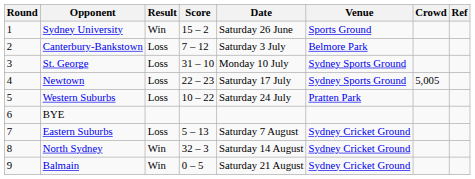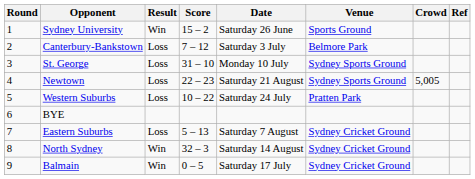(255, 81) Saturday 17 July -> (261, 81) Saturday 21 August
(261, 166) Saturday 21 August -> (255, 166) Saturday 17 July
